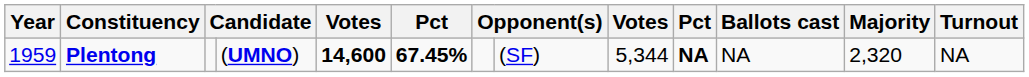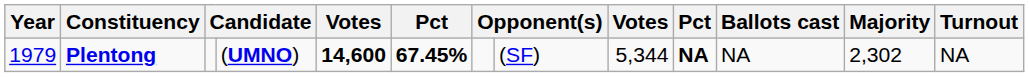(33, 55) 1959 -> (33, 55) 1979
(876, 55) 2,320 -> (876, 55) 2,302
